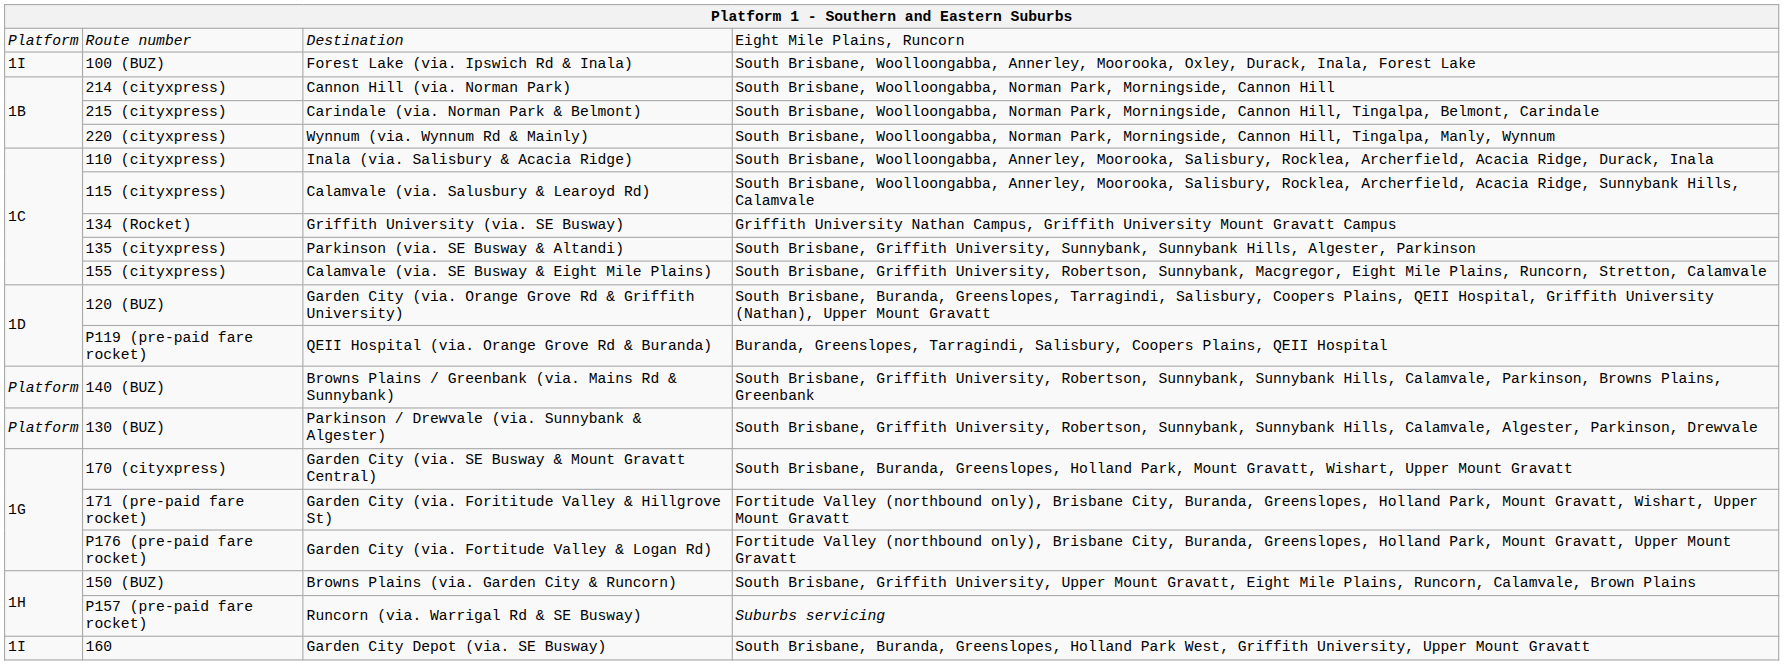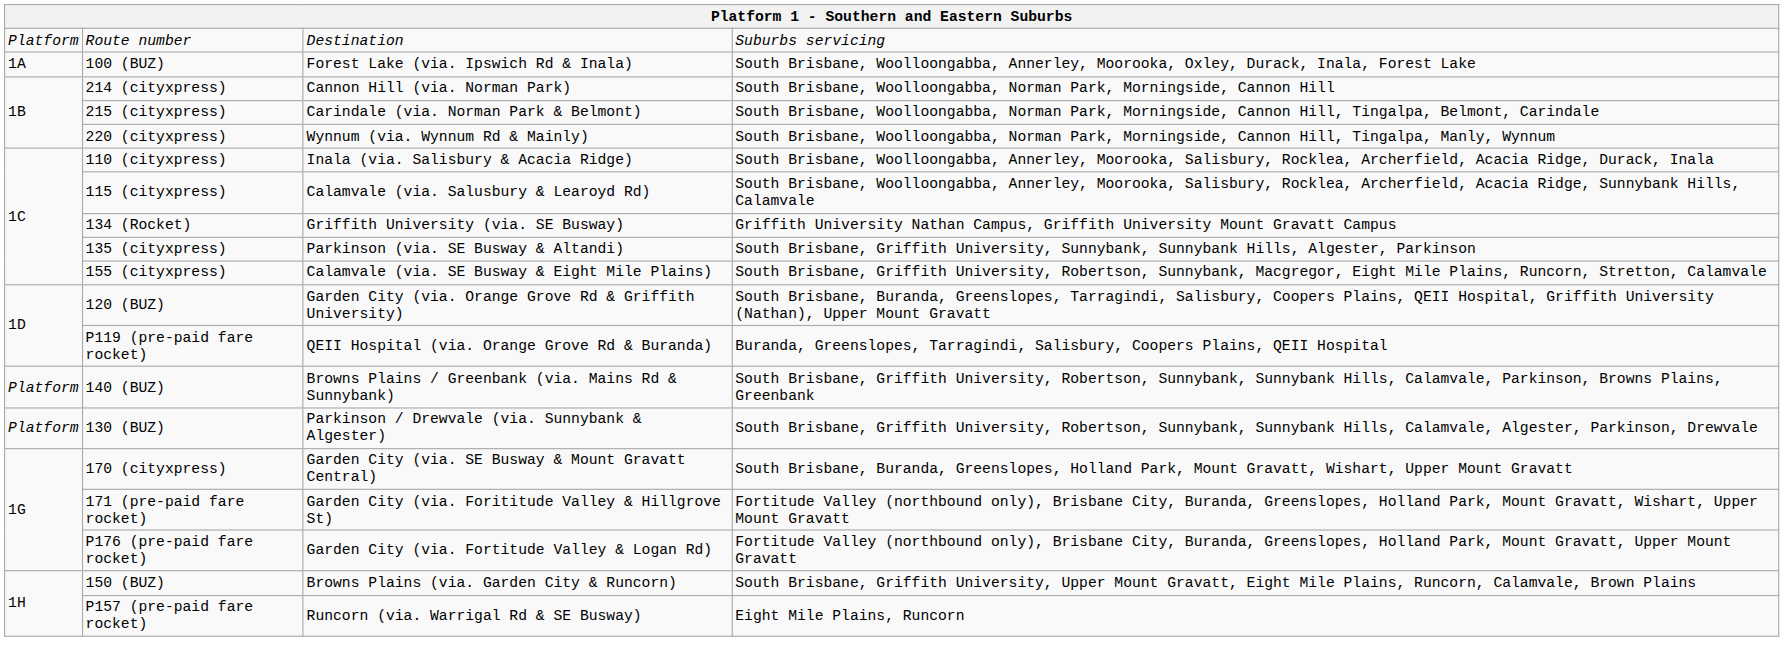(850, 40) Eight Mile Plains, Runcorn -> (810, 40) Suburbs servicing
(17, 64) 1I -> (17, 64) 1A
(810, 616) Suburbs servicing -> (850, 616) Eight Mile Plains, Runcorn
- row: (99, 648)
